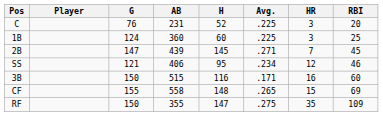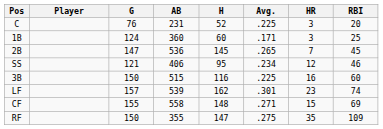(266, 38) .225 -> (266, 38) .171
(176, 51) 439 -> (176, 51) 536
(266, 51) .271 -> (266, 51) .265
(266, 78) .171 -> (266, 78) .225
+ row: (17, 91)
(266, 91) .265 -> (266, 104) .271
